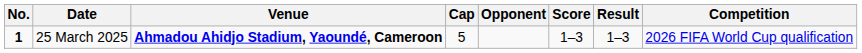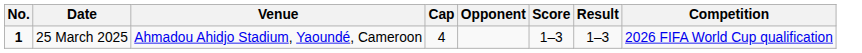(288, 37) bold -> (278, 37) normal
(462, 37) 5 -> (441, 37) 4
